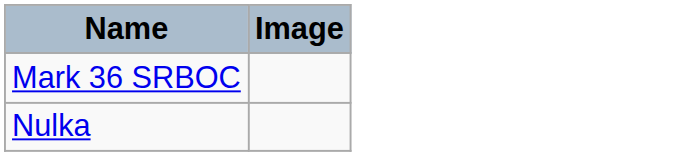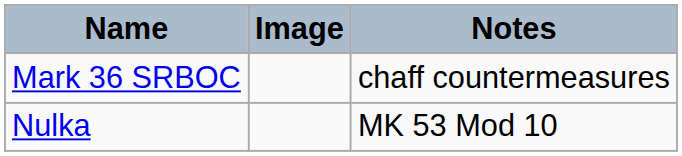+ column: (514, 28)
